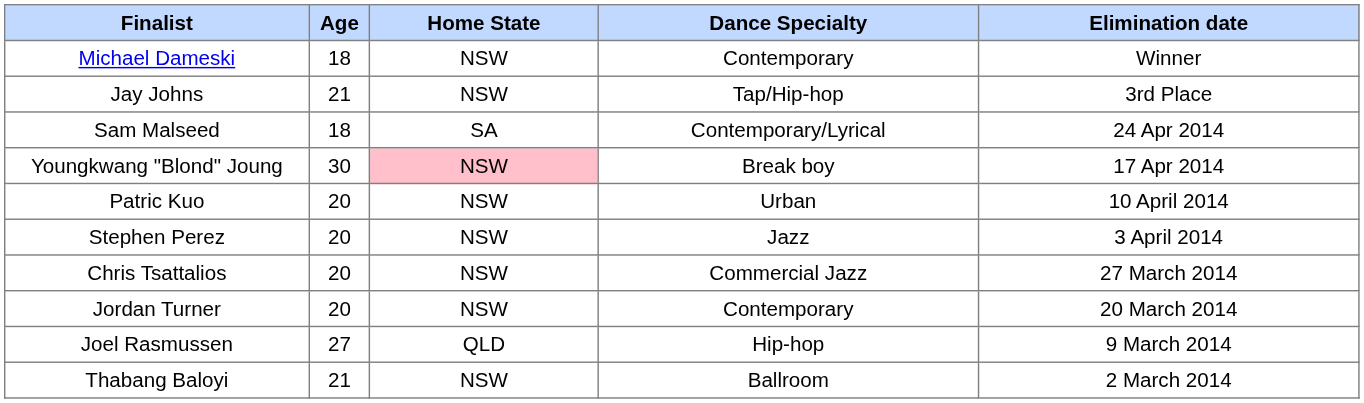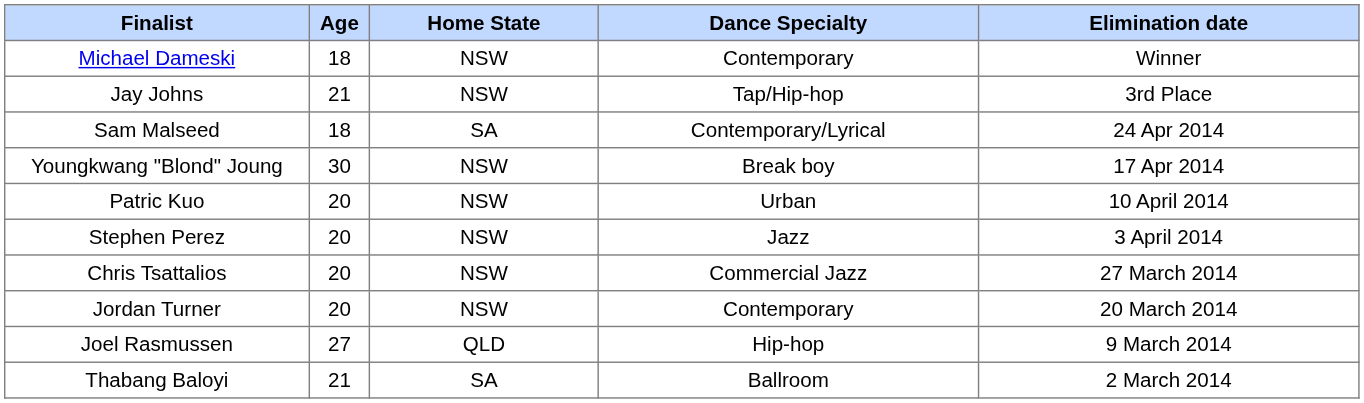(484, 166) pink background -> (484, 166) no background
(484, 380) NSW -> (484, 380) SA
